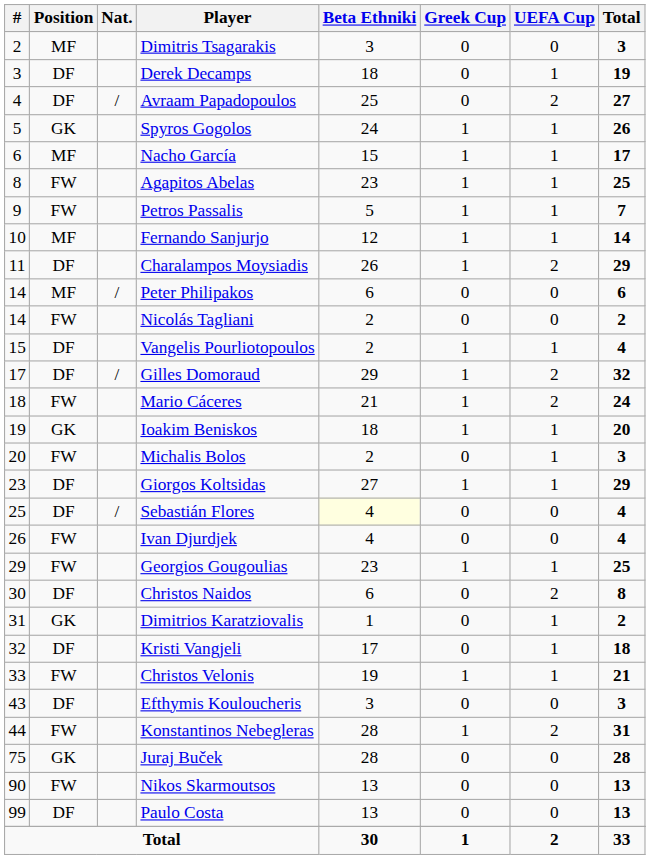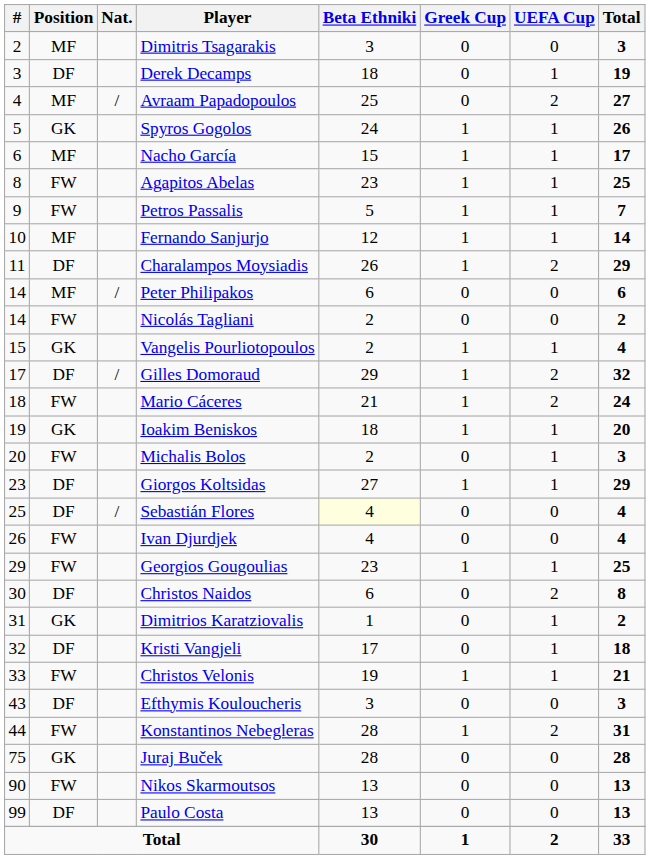(64, 100) DF -> (64, 100) MF
(64, 347) DF -> (64, 347) GK
